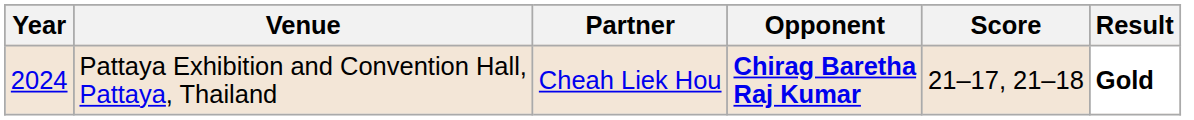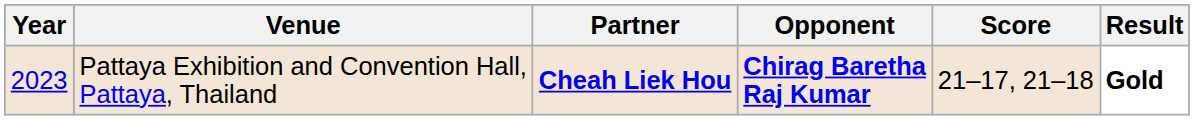(39, 80) 2024 -> (39, 80) 2023
(630, 80) normal -> (635, 80) bold
